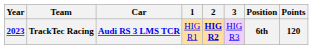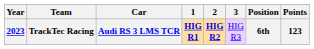(192, 31) normal -> (193, 31) bold
(294, 31) 120 -> (295, 31) 123
